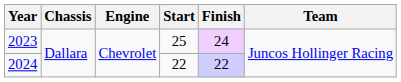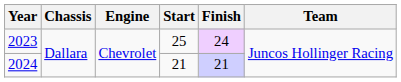(179, 65) 22 -> (179, 65) 21
(221, 65) 22 -> (221, 65) 21
